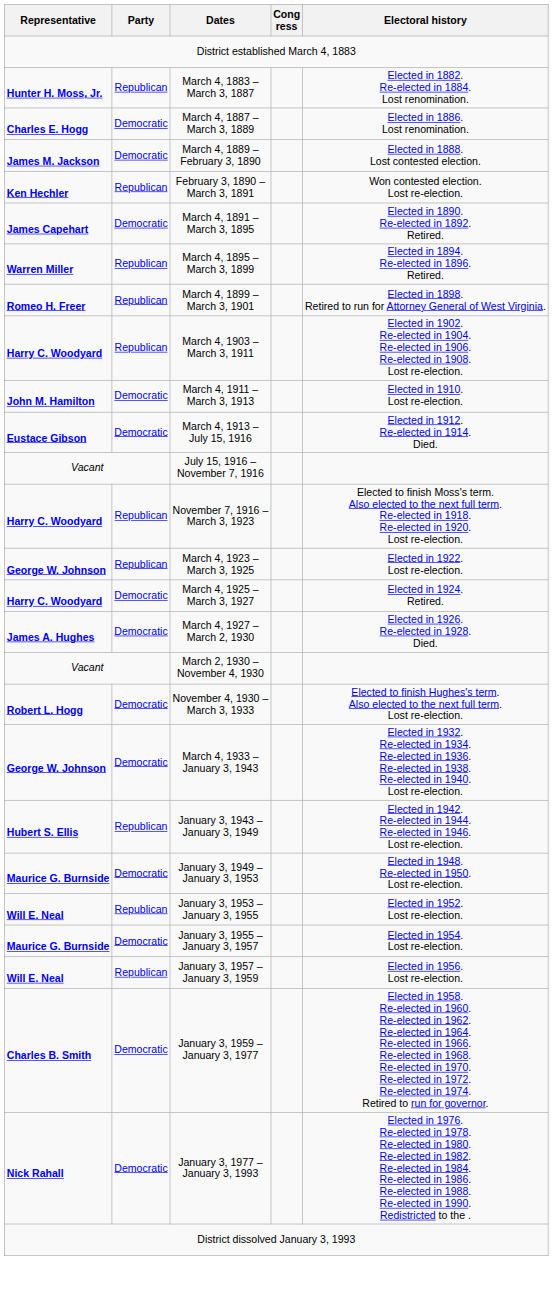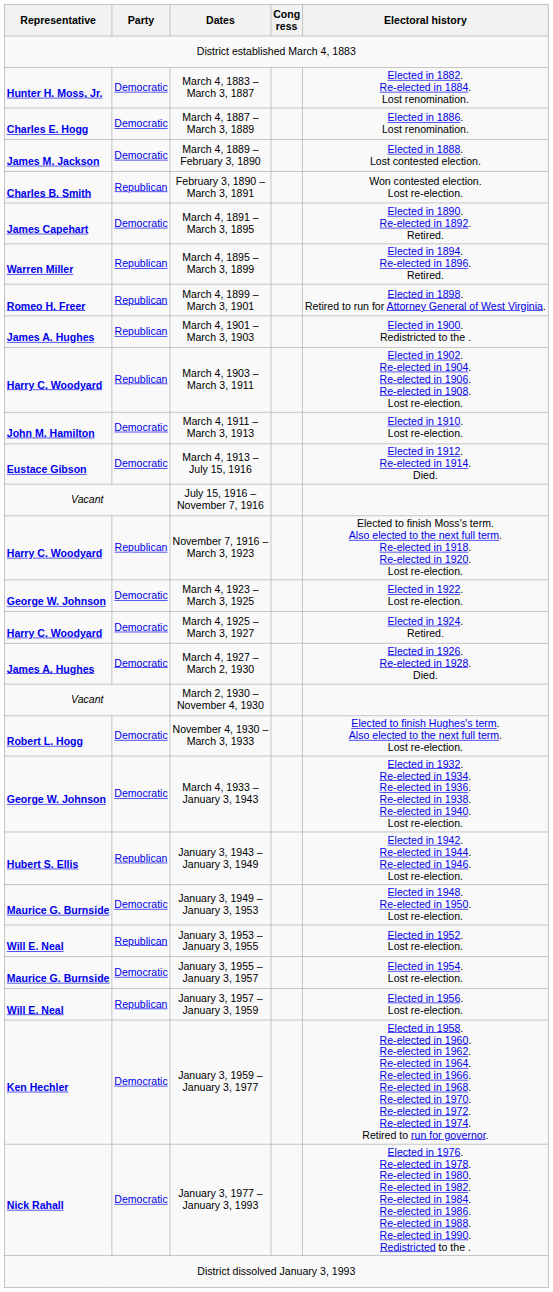(141, 88) Republican -> (141, 88) Democratic
(38, 193) Ken Hechler -> (49, 193) Charles B. Smith
+ row: (220, 331)
(141, 564) Republican -> (141, 596) Democratic
(49, 1056) Charles B. Smith -> (38, 1088) Ken Hechler
